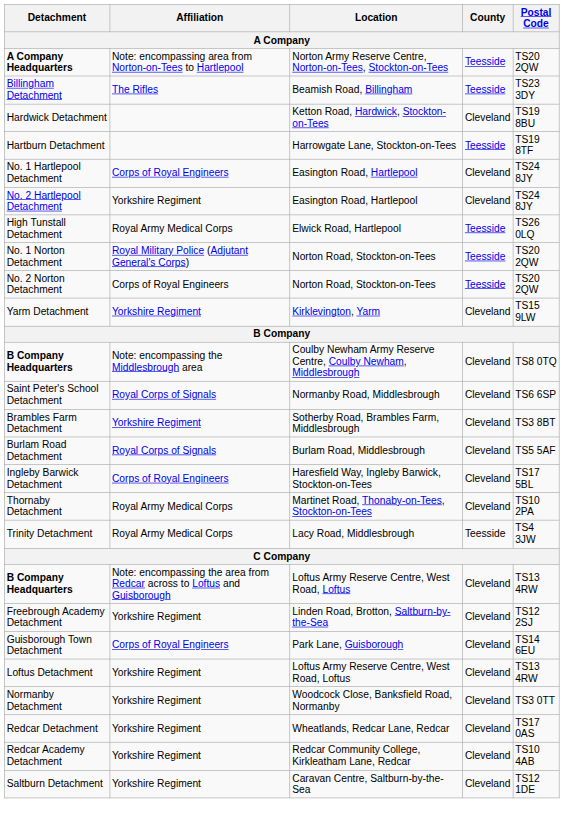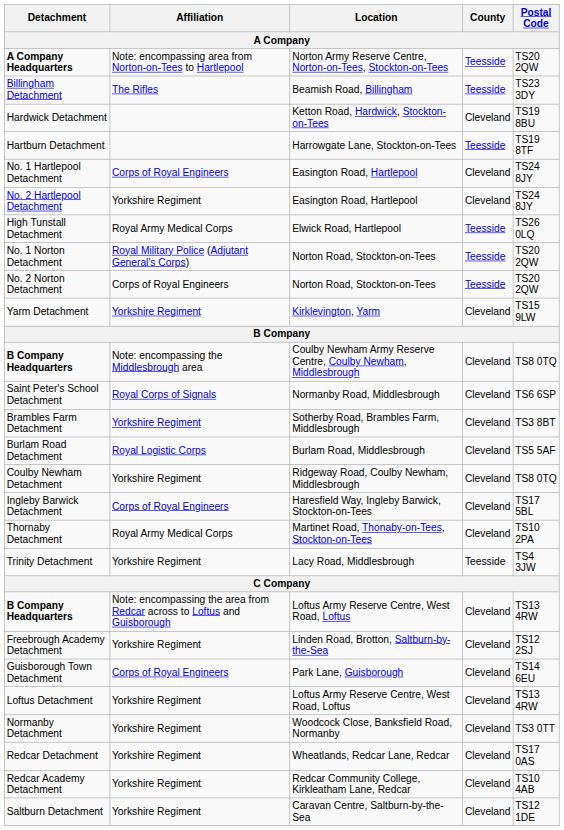(164, 451) Royal Corps of Signals -> (159, 451) Royal Logistic Corps
+ row: (44, 478)
(172, 534) Royal Army Medical Corps -> (156, 562) Yorkshire Regiment
